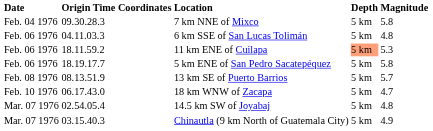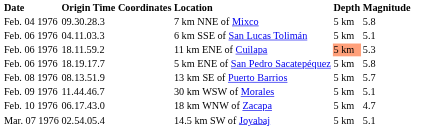(387, 36) 4.8 -> (369, 36) 5.1
+ row: (224, 92)
(387, 106) 4.8 -> (369, 120) 5.1
- row: (261, 120)
